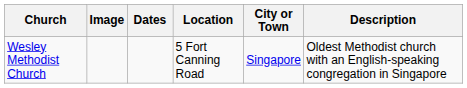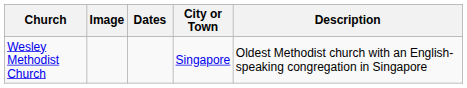- column: (208, 20)
